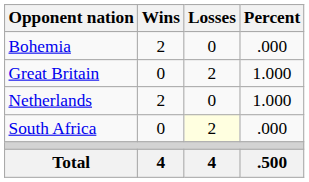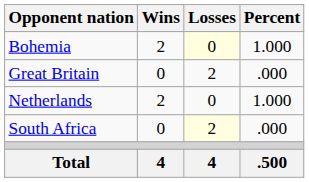(212, 45) no background -> (212, 45) lightyellow background
(272, 45) .000 -> (272, 45) 1.000
(272, 73) 1.000 -> (272, 73) .000
